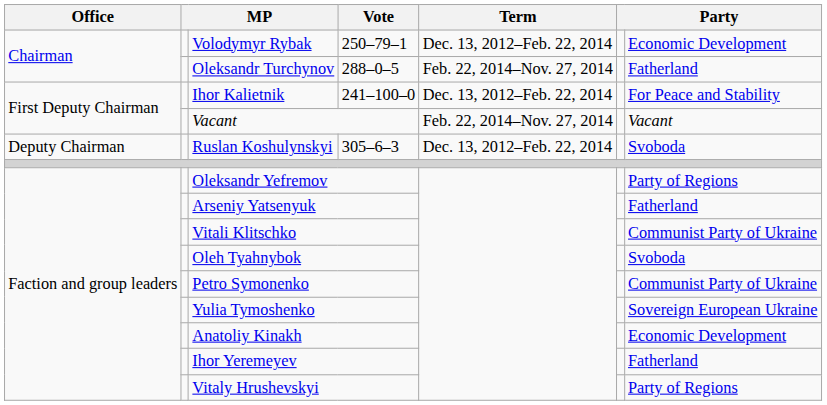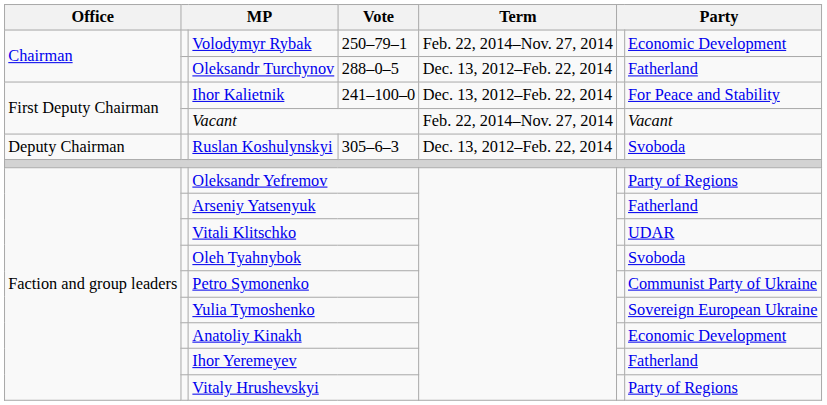(517, 43) Dec. 13, 2012–Feb. 22, 2014 -> (518, 43) Feb. 22, 2014–Nov. 27, 2014
(518, 69) Feb. 22, 2014–Nov. 27, 2014 -> (517, 69) Dec. 13, 2012–Feb. 22, 2014
(723, 232) Communist Party of Ukraine -> (651, 232) UDAR
